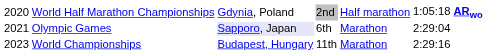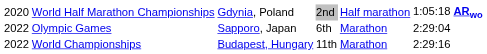(17, 29) 2021 -> (17, 29) 2022
(257, 29) lavender background -> (257, 29) no background
(17, 44) 2023 -> (17, 44) 2022
